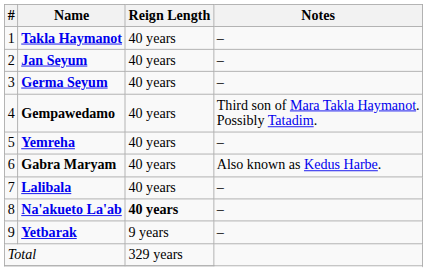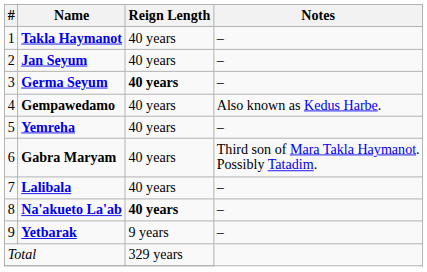(152, 82) normal -> (153, 82) bold
(318, 112) Third son of Mara Takla Haymanot. Possibly Tatadim. -> (299, 104) Also known as Kedus Harbe.
(299, 165) Also known as Kedus Harbe. -> (318, 157) Third son of Mara Takla Haymanot. Possibly Tatadim.
